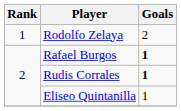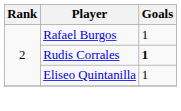- row: (83, 34)
(145, 55) bold -> (145, 34) normal
